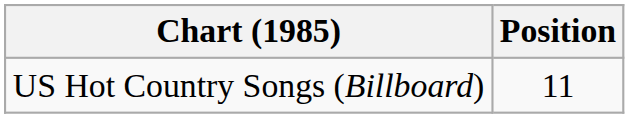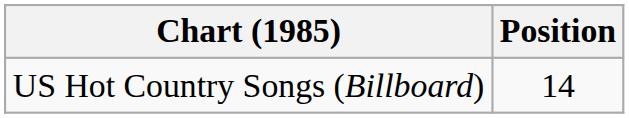(558, 84) 11 -> (558, 84) 14
